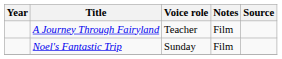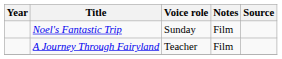rows swapped: (77, 46) <-> (96, 29)
